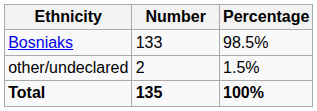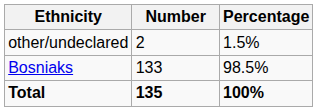rows swapped: (41, 42) <-> (68, 67)
